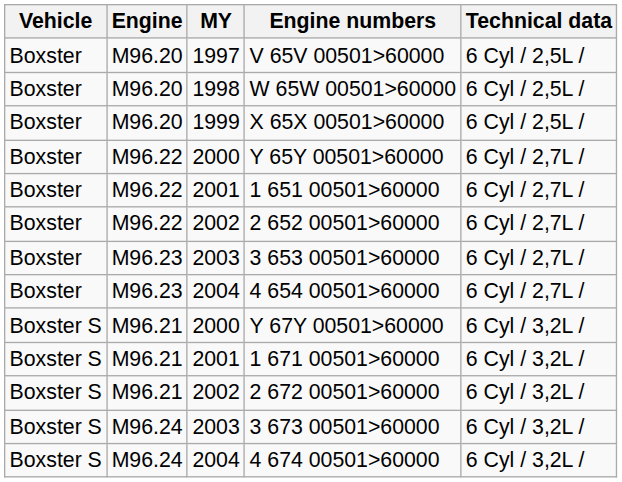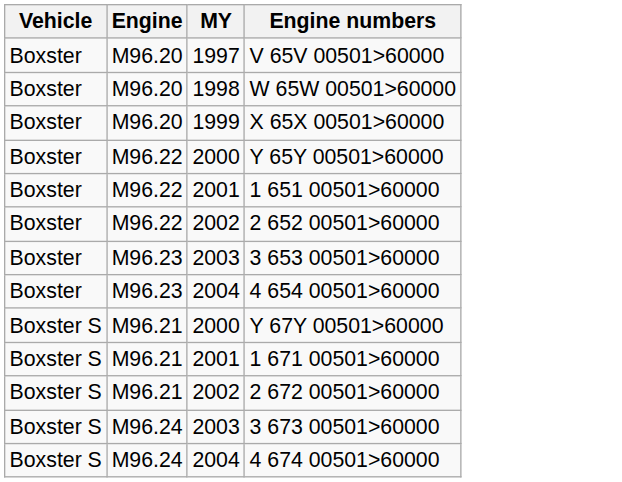- column: (539, 21)
